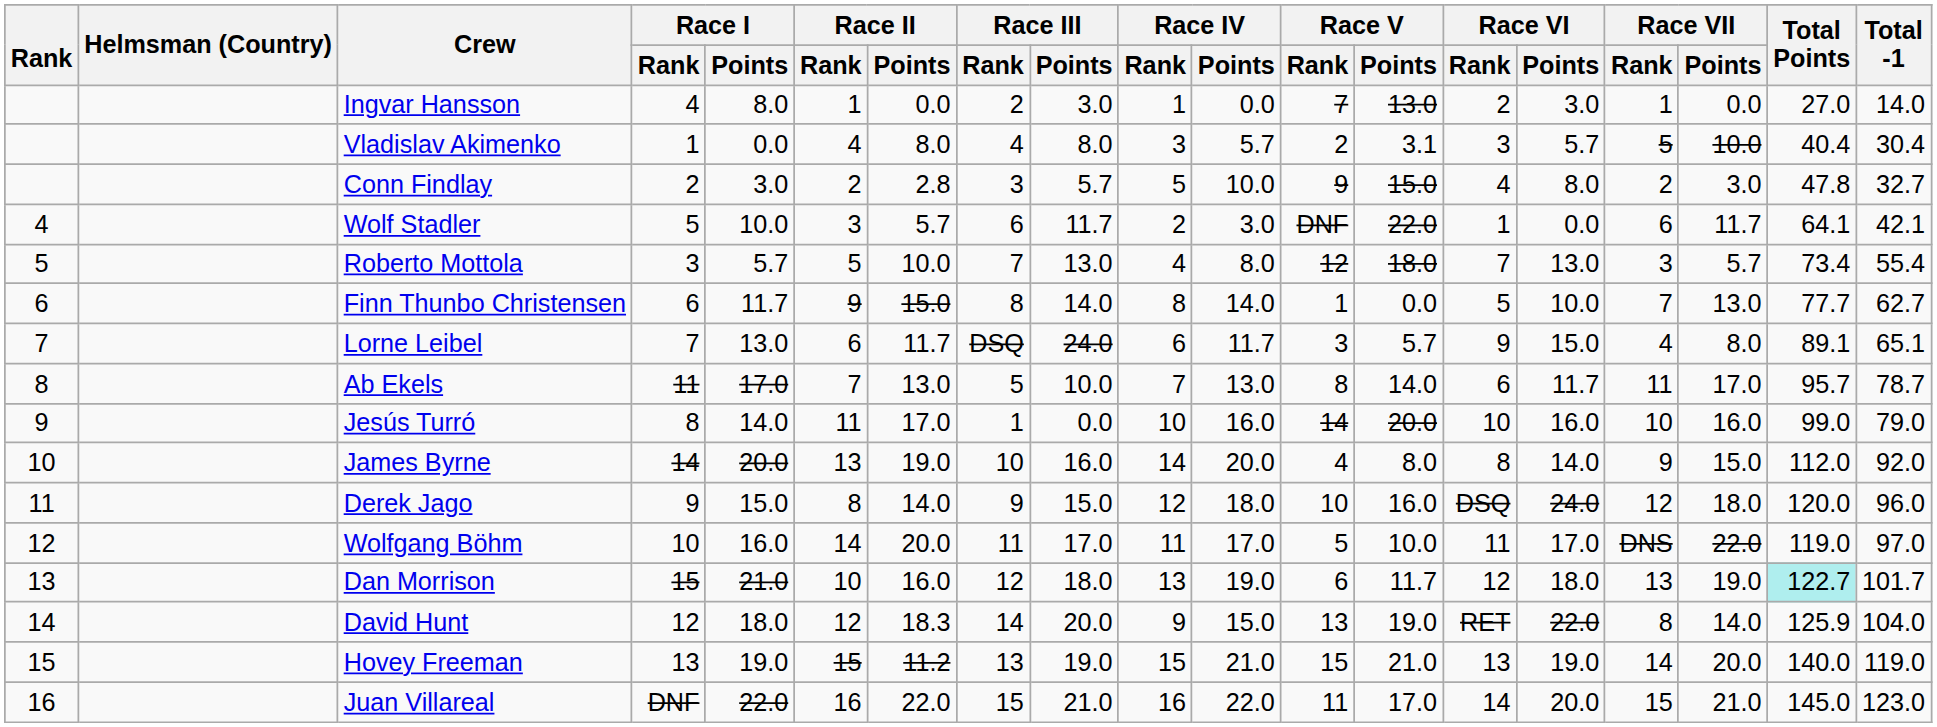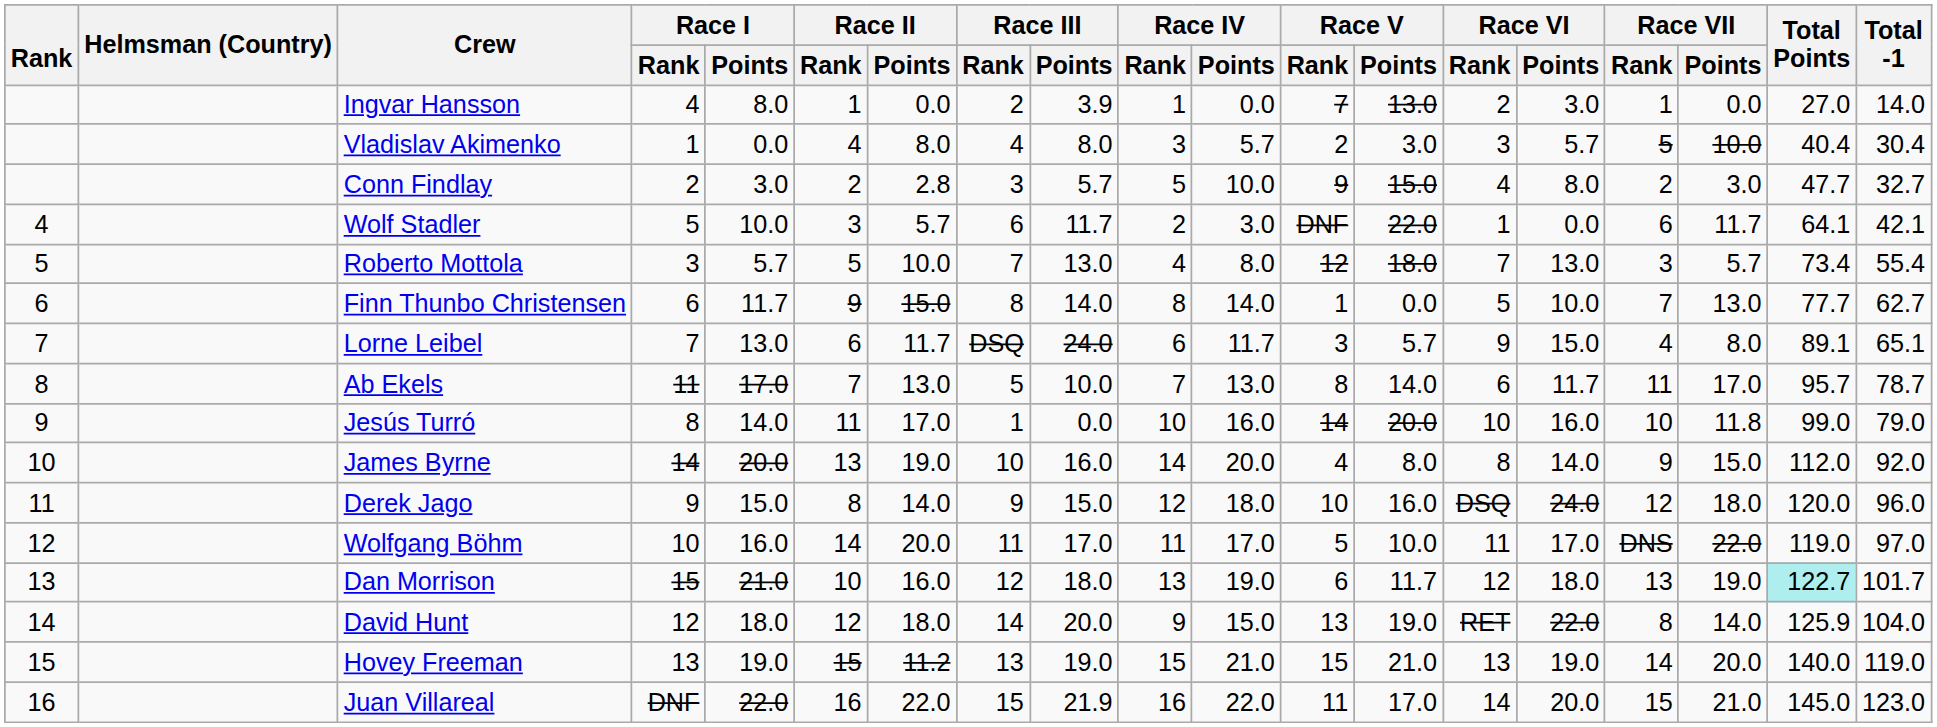(1095, 105) 3.0 -> (1095, 105) 3.9
(1420, 145) 3.1 -> (1420, 145) 3.0
(1826, 184) 47.8 -> (1826, 184) 47.7
(1737, 423) 16.0 -> (1738, 423) 11.8
(926, 622) 18.3 -> (926, 622) 18.0
(1088, 702) 21.0 -> (1088, 702) 21.9
